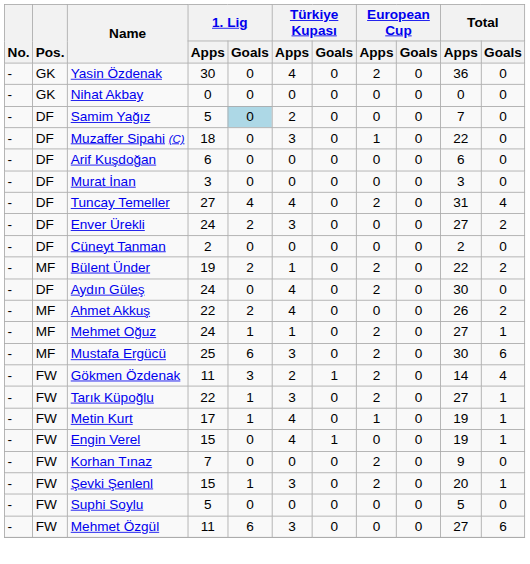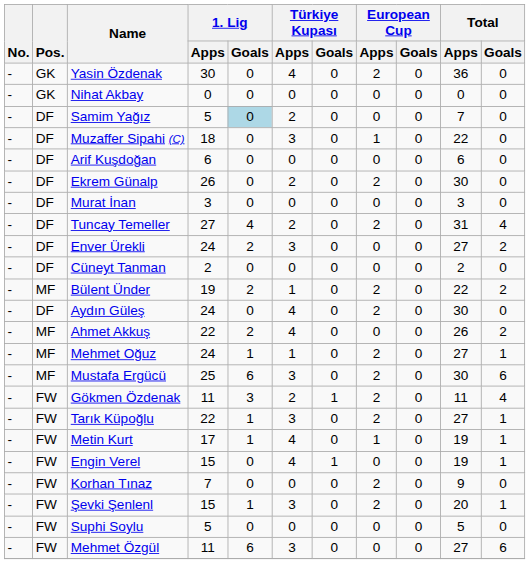+ row: (114, 181)
(292, 203) 4 -> (292, 224) 2
(461, 375) 14 -> (461, 397) 11
